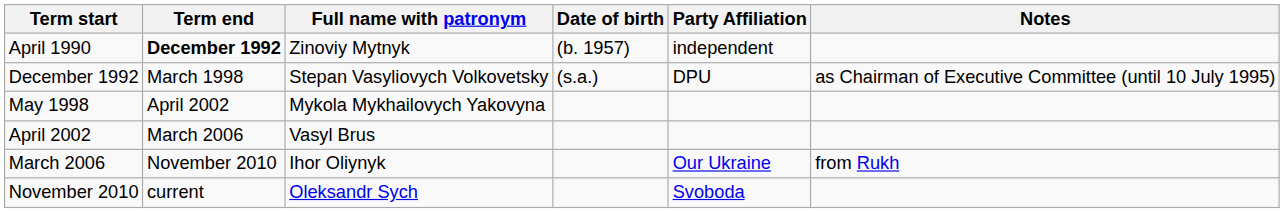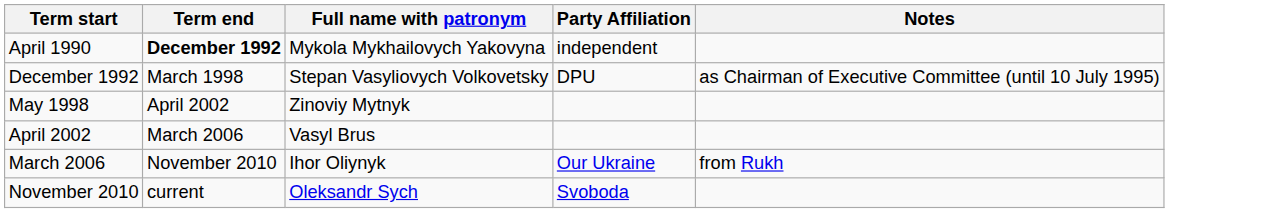- column: (611, 18)
(350, 47) Zinoviy Mytnyk -> (417, 47) Mykola Mykhailovych Yakovyna
(417, 105) Mykola Mykhailovych Yakovyna -> (350, 105) Zinoviy Mytnyk
